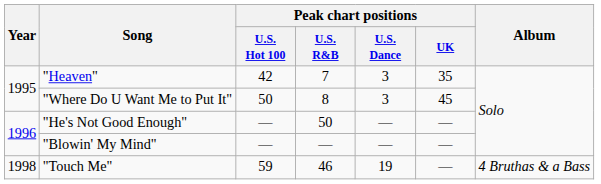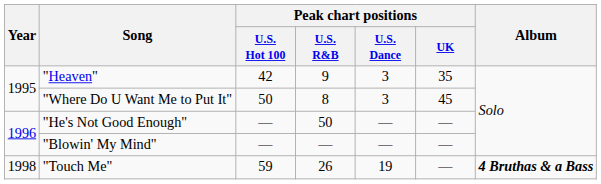(325, 76) 7 -> (325, 76) 9
(325, 167) 46 -> (325, 167) 26
(534, 167) normal -> (536, 167) bold
